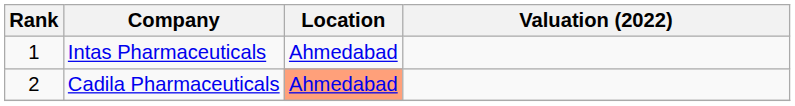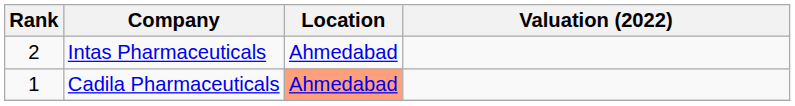(34, 52) 1 -> (34, 52) 2
(34, 84) 2 -> (34, 84) 1
